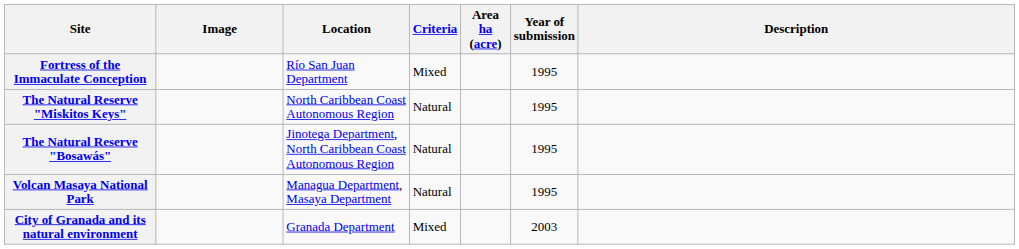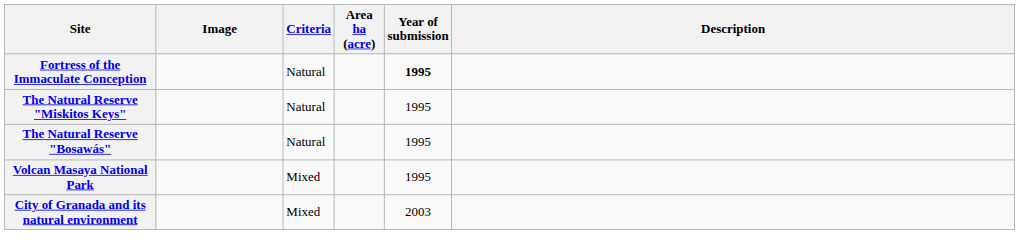- column: (347, 29)
(430, 71) Mixed -> (306, 71) Natural
(544, 71) normal -> (418, 71) bold
(432, 191) Natural -> (303, 177) Mixed
